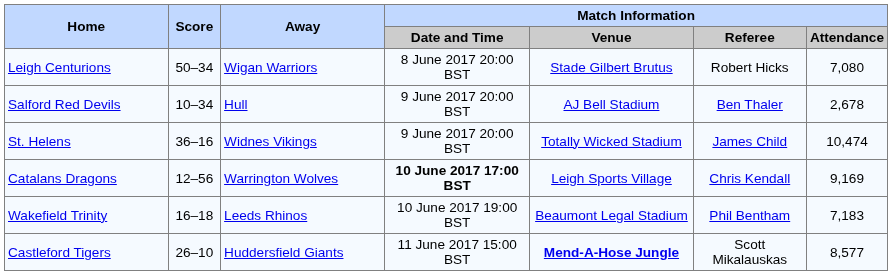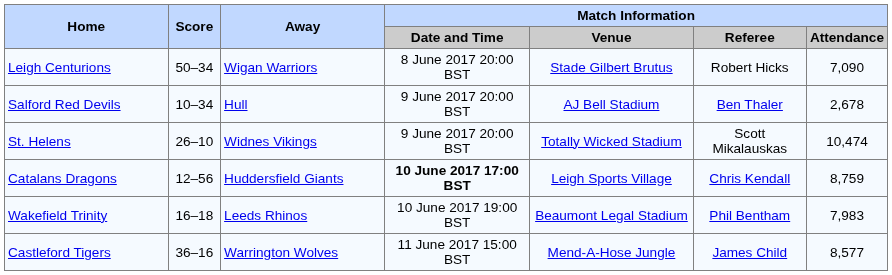(847, 67) 7,080 -> (847, 67) 7,090
(194, 141) 36–16 -> (194, 141) 26–10
(750, 141) James Child -> (750, 141) Scott Mikalauskas
(281, 178) Warrington Wolves -> (284, 178) Huddersfield Giants
(847, 178) 9,169 -> (847, 178) 8,759
(847, 215) 7,183 -> (847, 215) 7,983
(194, 252) 26–10 -> (194, 252) 36–16
(284, 252) Huddersfield Giants -> (281, 252) Warrington Wolves
(611, 252) bold -> (611, 252) normal
(750, 252) Scott Mikalauskas -> (750, 252) James Child
